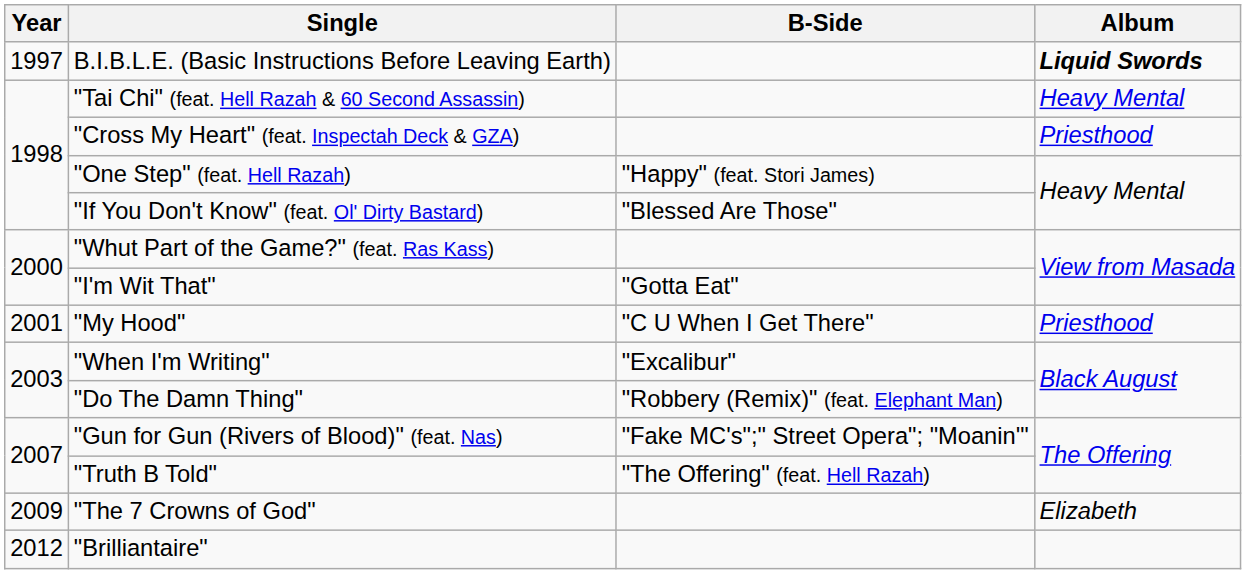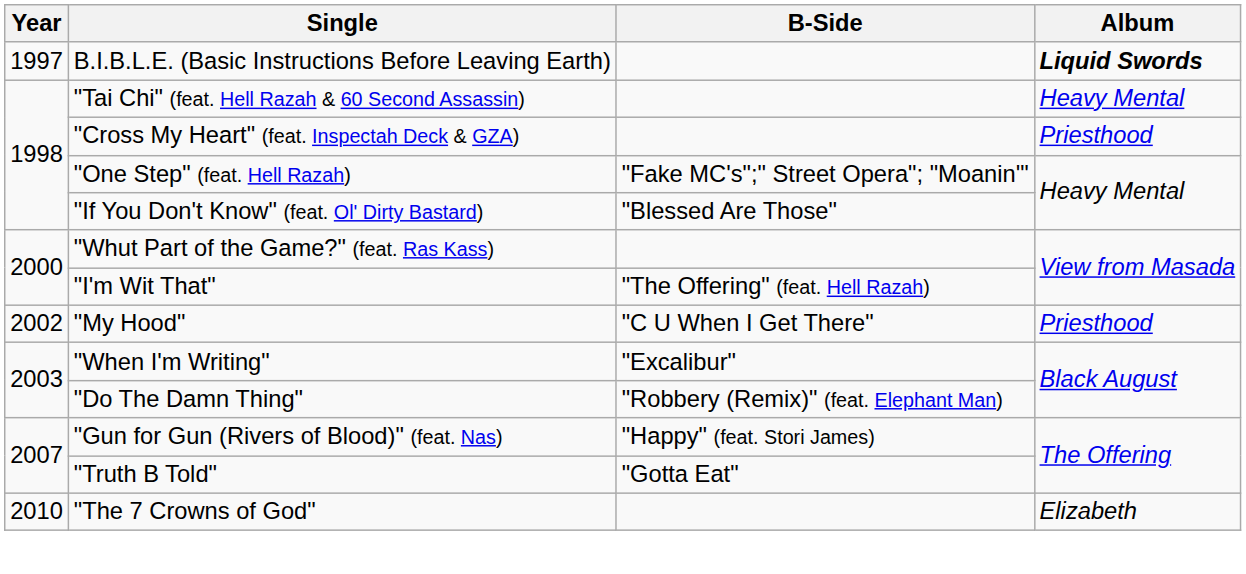(748, 173) "Happy" (feat. Stori James) -> (825, 173) "Fake MC's";" Street Opera"; "Moanin'"
(680, 286) "Gotta Eat" -> (776, 286) "The Offering" (feat. Hell Razah)
(37, 323) 2001 -> (37, 323) 2002
(825, 436) "Fake MC's";" Street Opera"; "Moanin'" -> (748, 436) "Happy" (feat. Stori James)
(776, 473) "The Offering" (feat. Hell Razah) -> (680, 473) "Gotta Eat"
(37, 511) 2009 -> (37, 511) 2010
- row: (141, 549)
